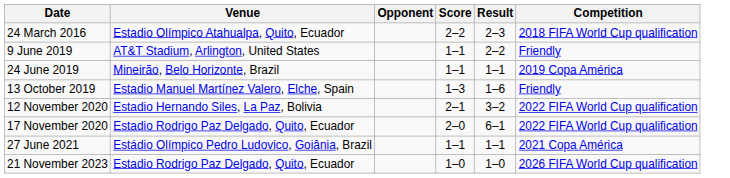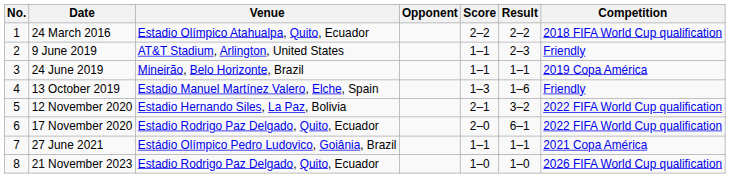+ column: (17, 13)
(495, 32) 2–3 -> (520, 32) 2–2
(495, 51) 2–2 -> (520, 51) 2–3
